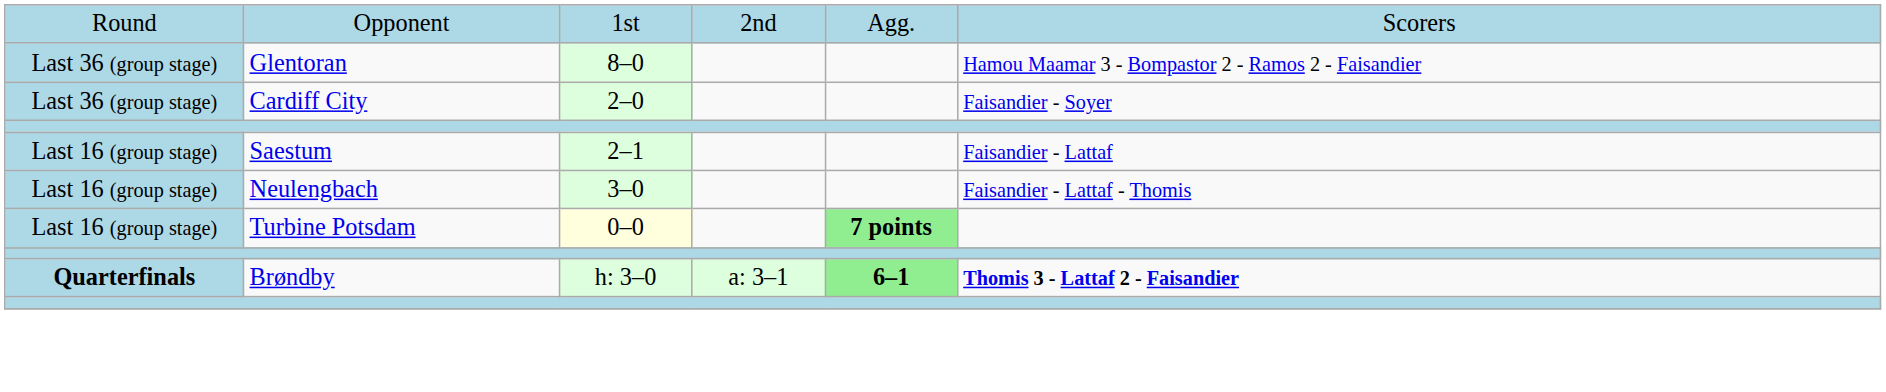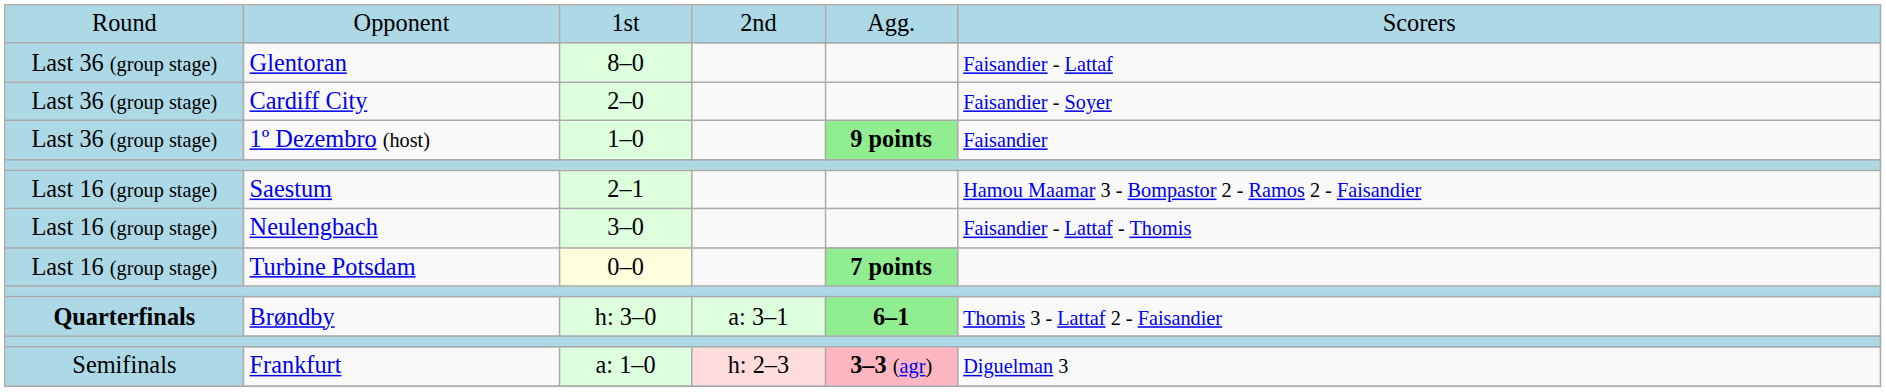(1192, 63) Hamou Maamar 3 - Bompastor 2 - Ramos 2 - Faisandier -> (1038, 63) Faisandier - Lattaf
+ row: (340, 139)
(1038, 152) Faisandier - Lattaf -> (1192, 190) Hamou Maamar 3 - Bompastor 2 - Ramos 2 - Faisandier
(1101, 277) bold -> (1093, 317) normal
+ row: (296, 365)
